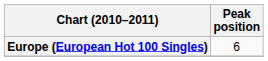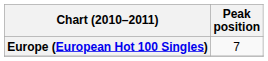(237, 46) 6 -> (237, 46) 7
